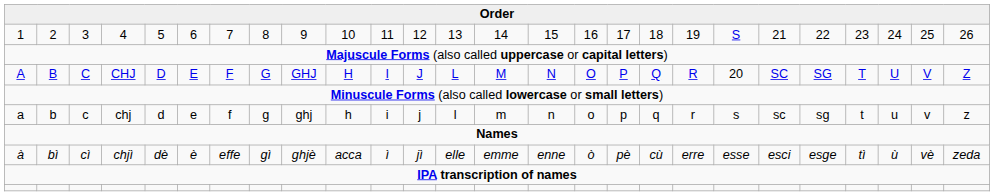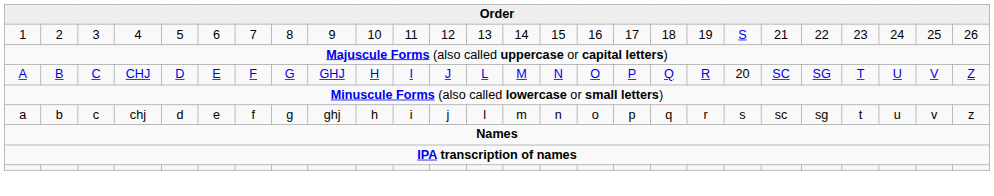- row: (53, 154)
